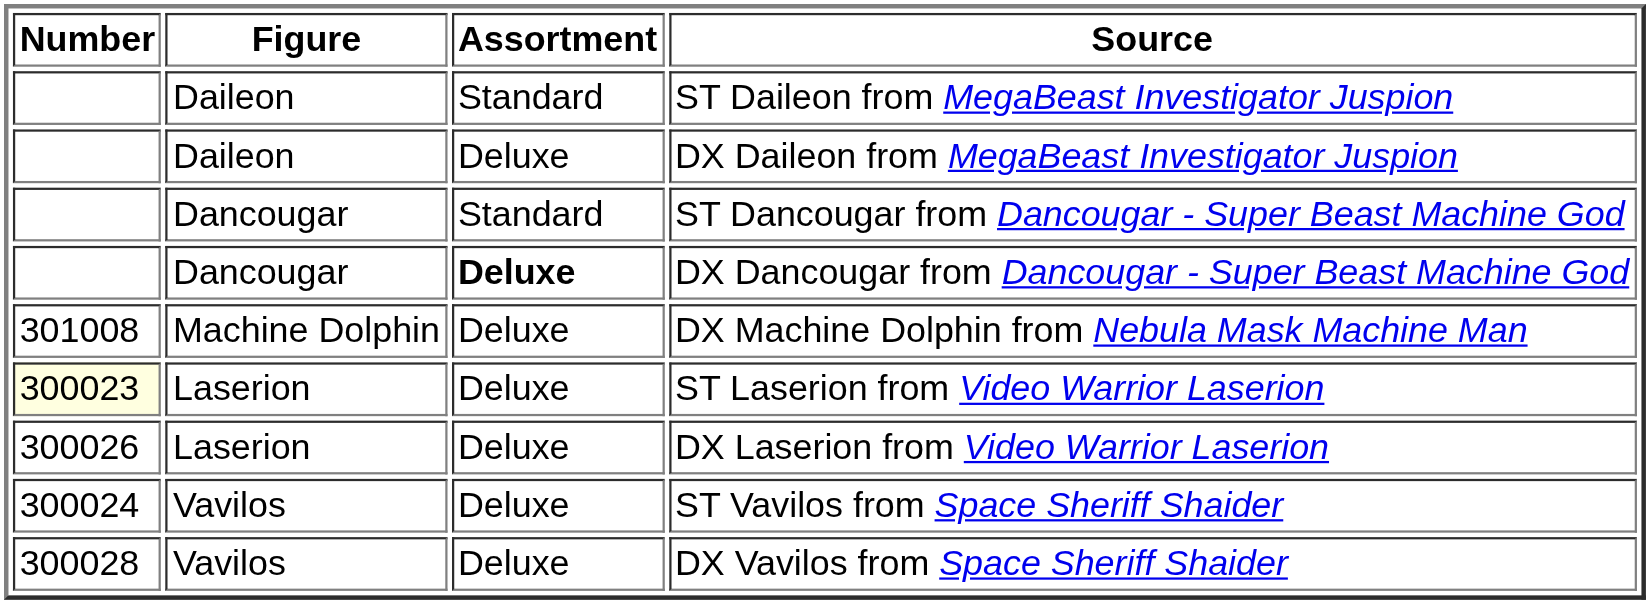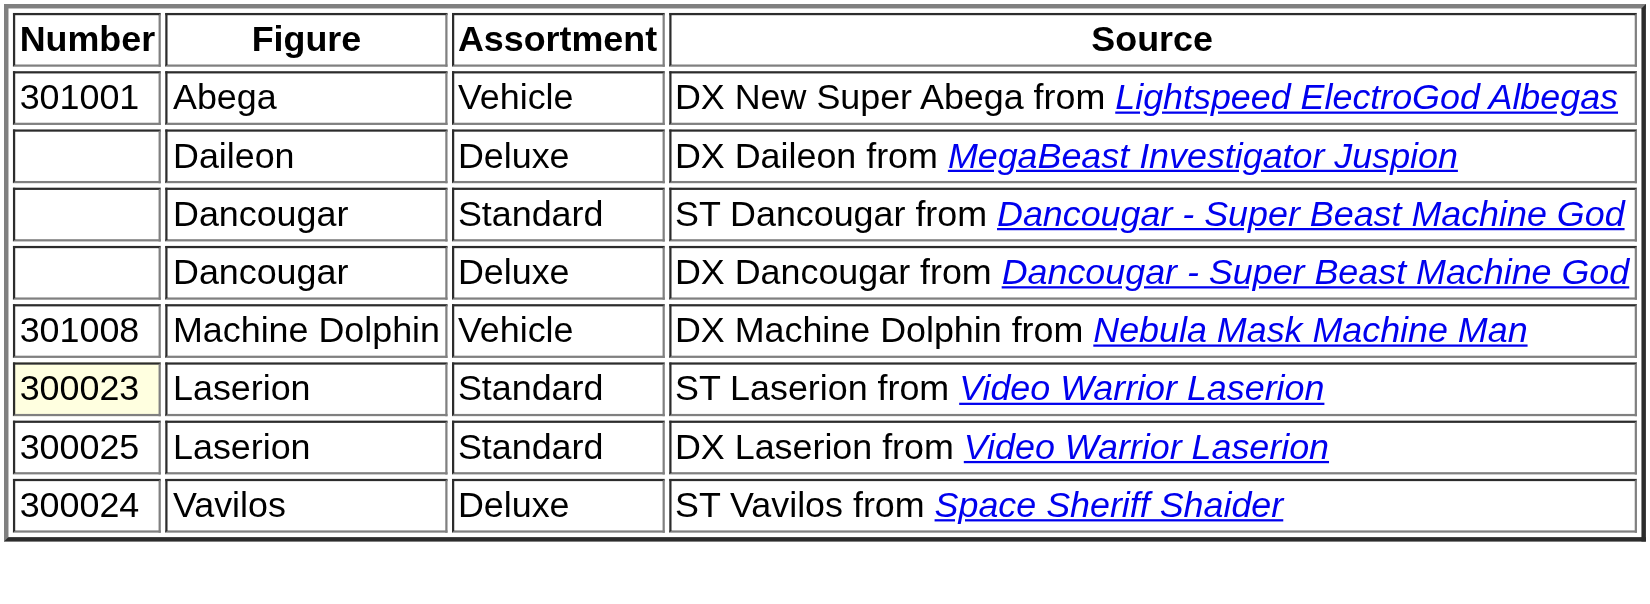+ row: (1147, 97)
- row: (1064, 97)
(517, 272) bold -> (514, 272) normal
(514, 330) Deluxe -> (516, 330) Vehicle
(514, 388) Deluxe -> (531, 388) Standard
(79, 446) 300026 -> (79, 446) 300025
(514, 446) Deluxe -> (531, 446) Standard
- row: (981, 563)
